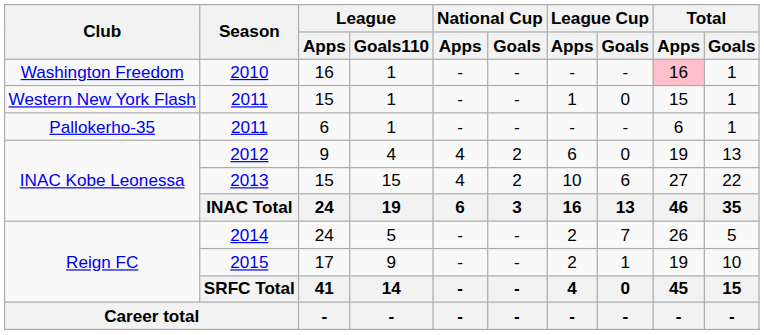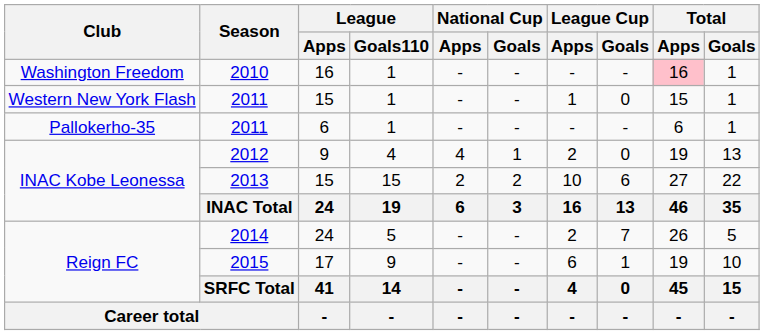(517, 154) 2 -> (517, 154) 1
(572, 154) 6 -> (572, 154) 2
(460, 181) 4 -> (460, 181) 2
(572, 262) 2 -> (572, 262) 6
